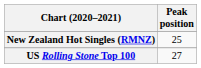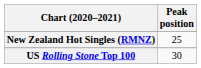(177, 55) 27 -> (177, 55) 30
